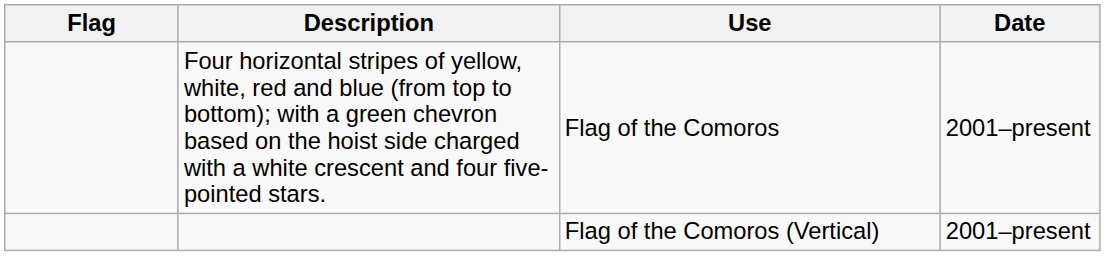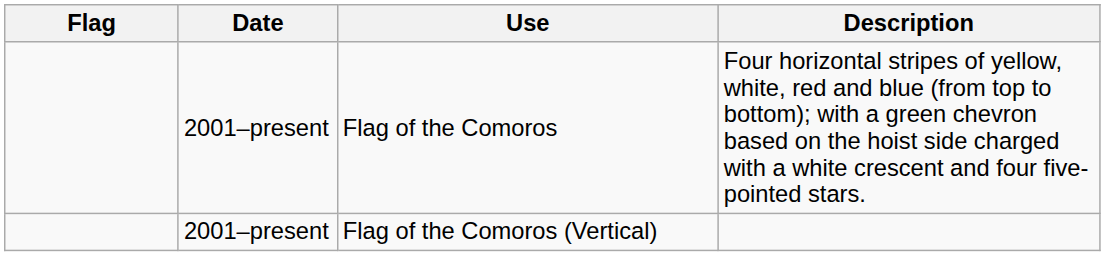columns swapped: (1020, 23) <-> (369, 23)
